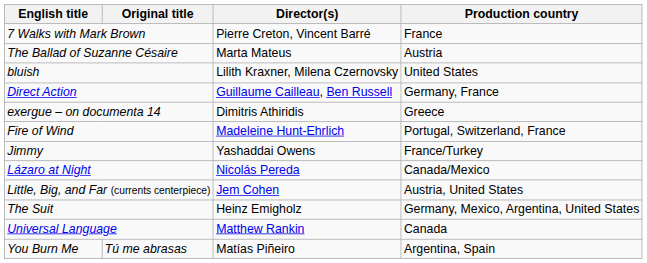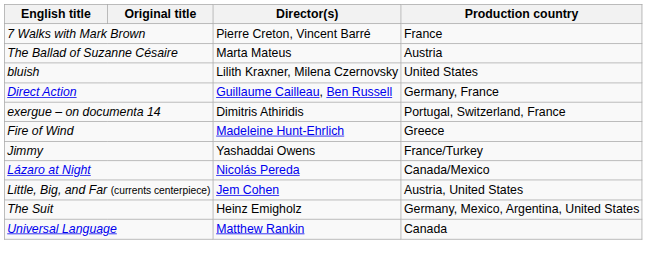(424, 111) Greece -> (485, 111) Portugal, Switzerland, France
(485, 131) Portugal, Switzerland, France -> (424, 131) Greece
- row: (43, 248)
